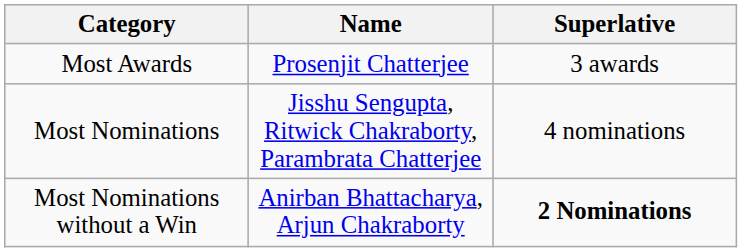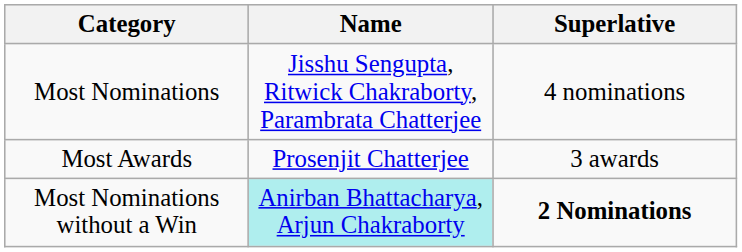rows swapped: (127, 63) <-> (127, 130)
(371, 211) no background -> (371, 211) paleturquoise background
